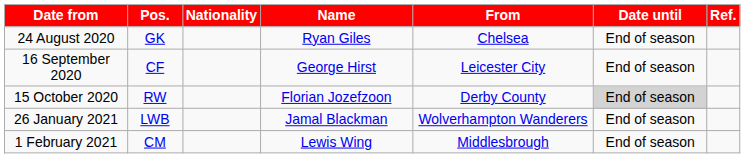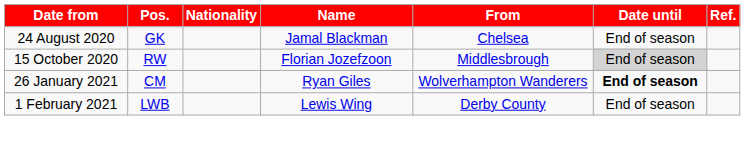(336, 38) Ryan Giles -> (336, 38) Jamal Blackman
- row: (66, 68)
(503, 98) Derby County -> (503, 60) Middlesbrough
(155, 120) LWB -> (155, 82) CM
(336, 120) Jamal Blackman -> (336, 82) Ryan Giles
(650, 120) normal -> (650, 82) bold
(155, 142) CM -> (155, 104) LWB
(503, 142) Middlesbrough -> (503, 104) Derby County
